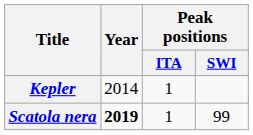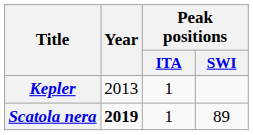(121, 89) 2014 -> (121, 89) 2013
(222, 115) 99 -> (222, 115) 89
